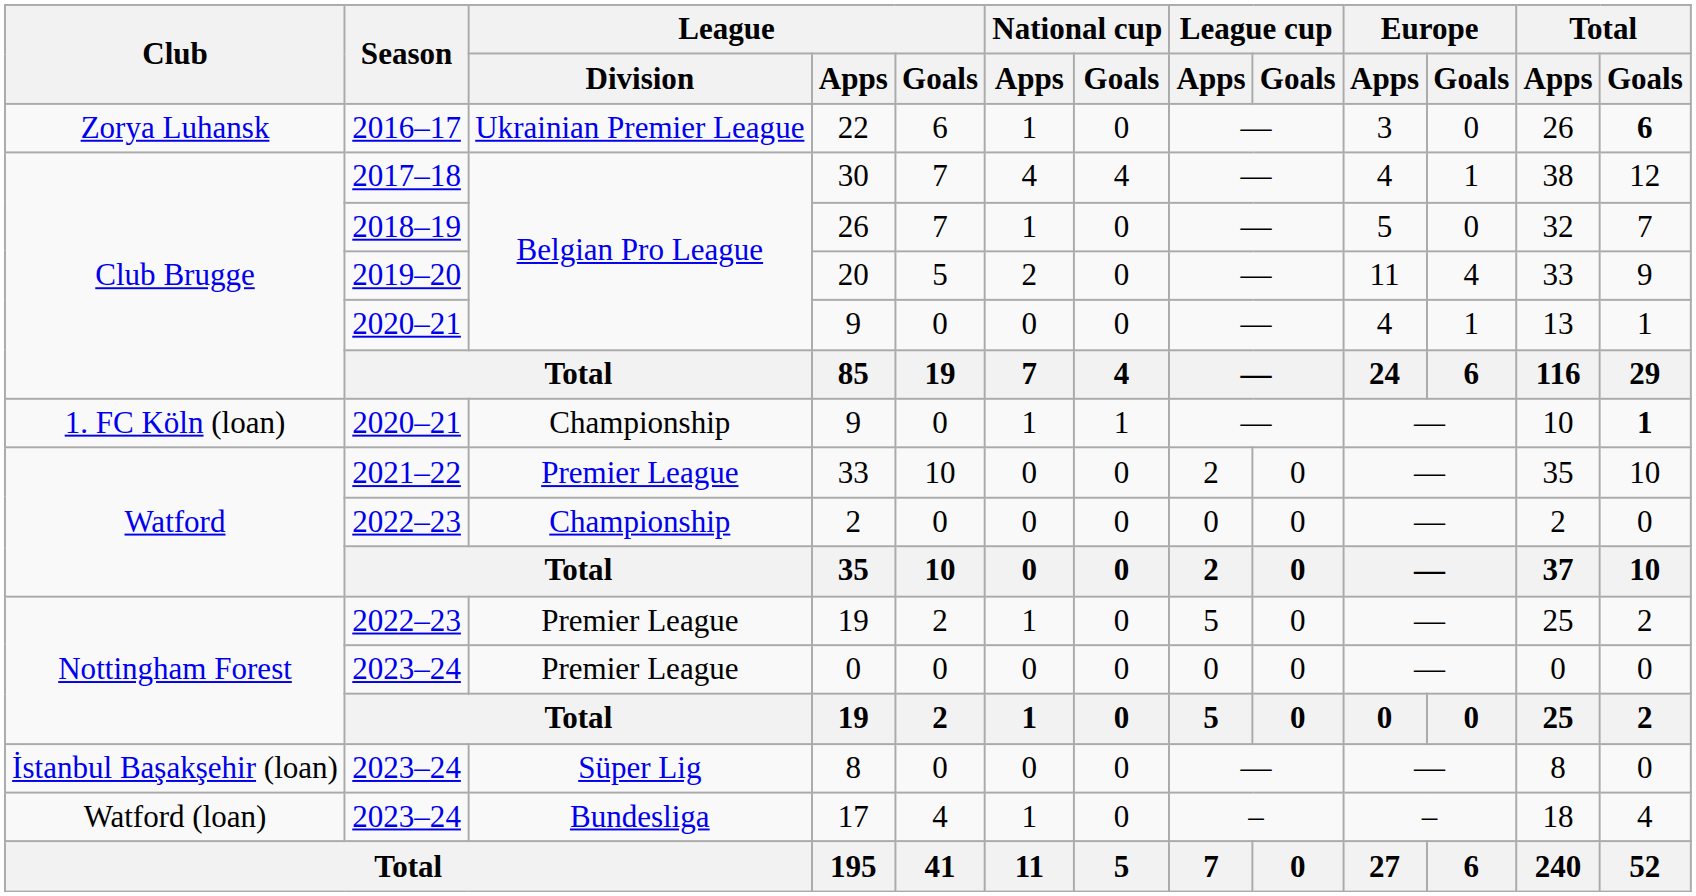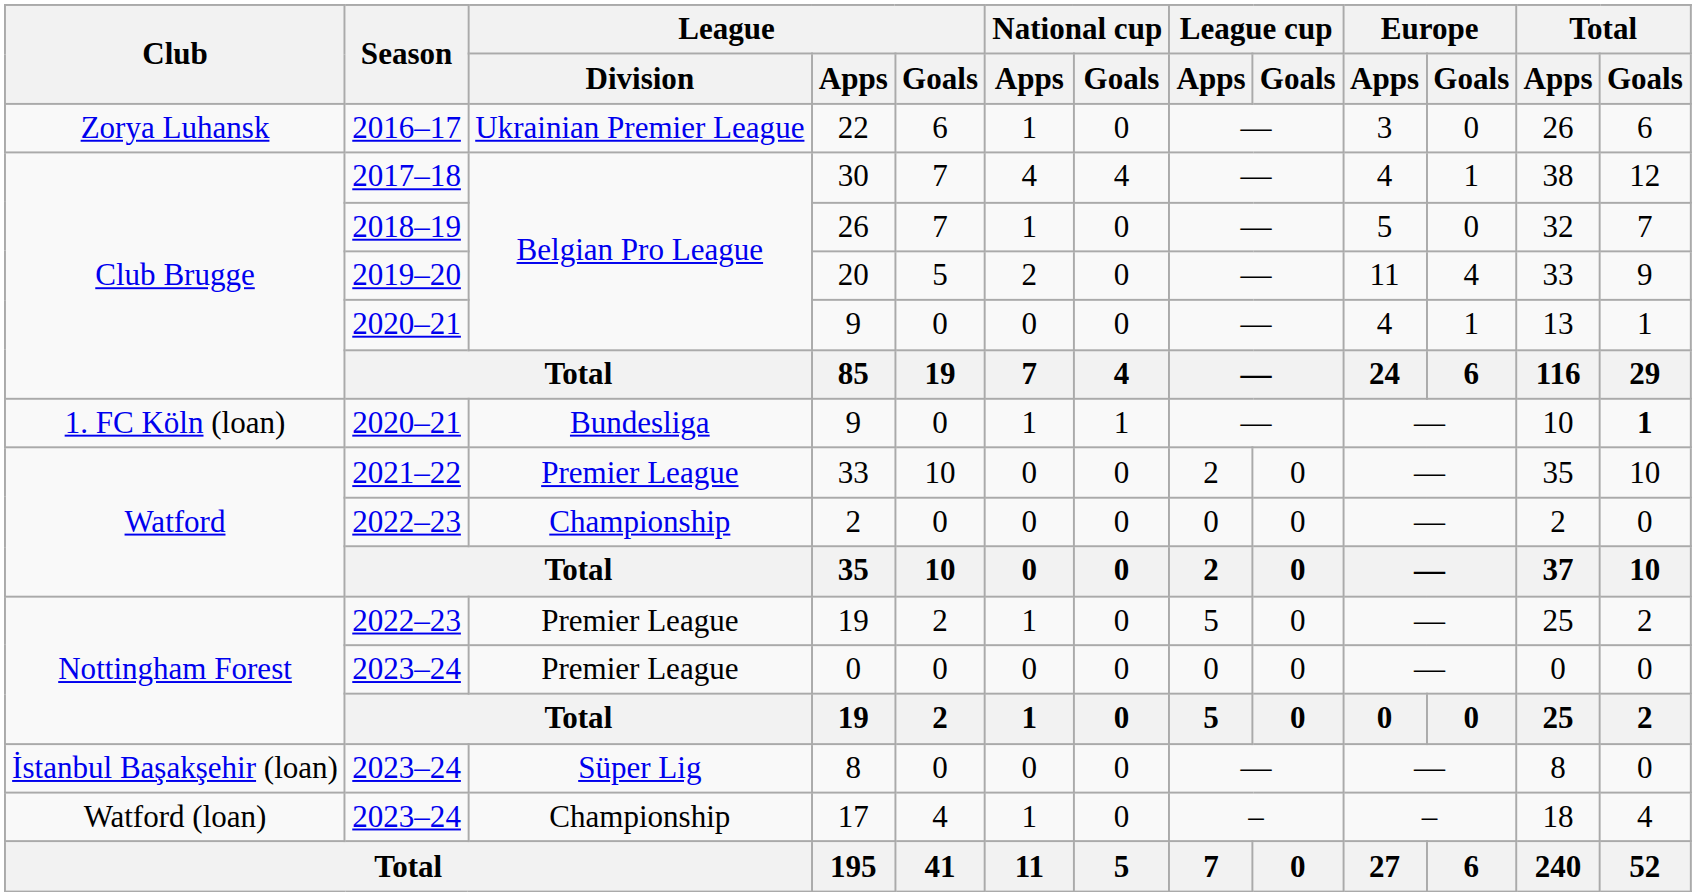(1645, 127) bold -> (1645, 127) normal
(640, 422) Championship -> (640, 422) Bundesliga
(640, 816) Bundesliga -> (640, 816) Championship
